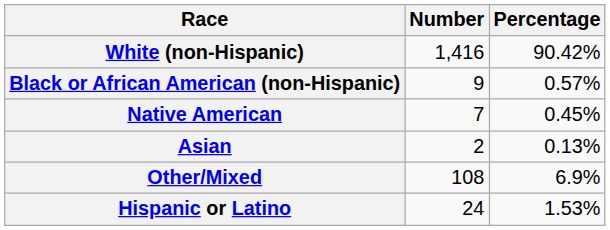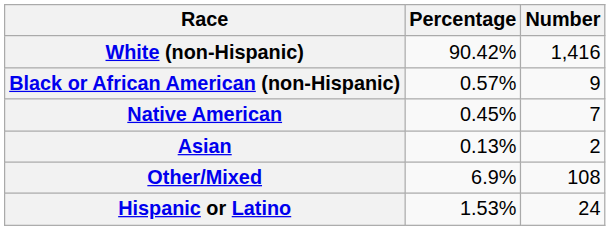columns swapped: (447, 20) <-> (547, 20)
